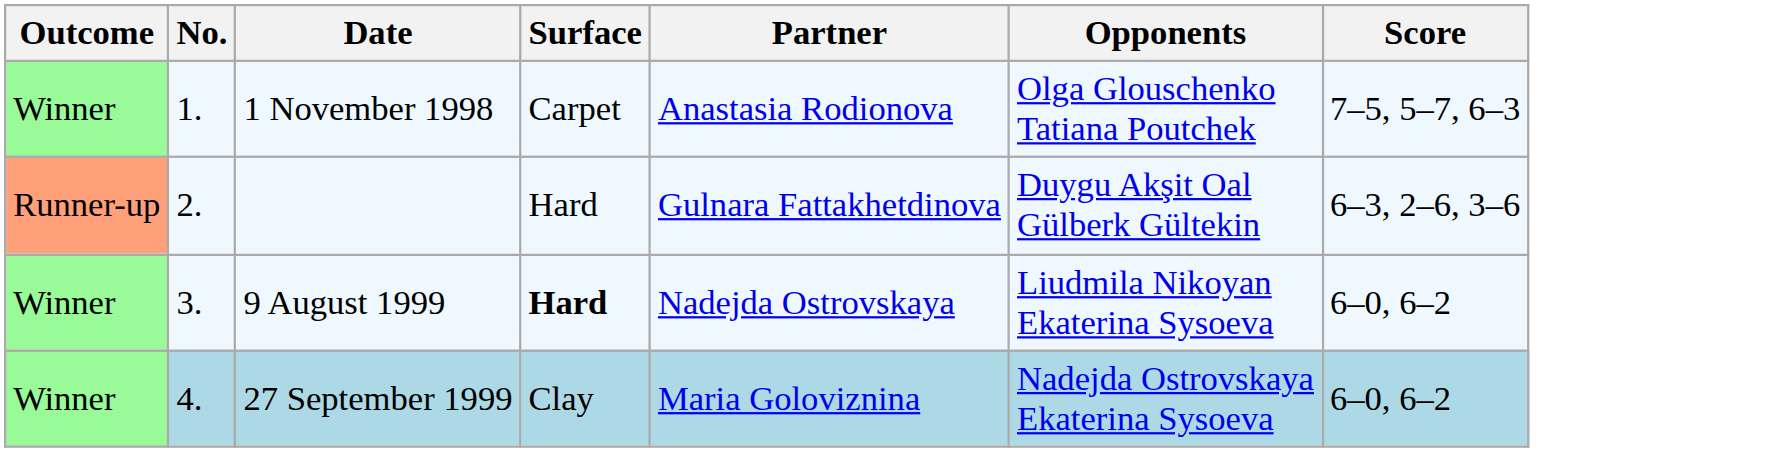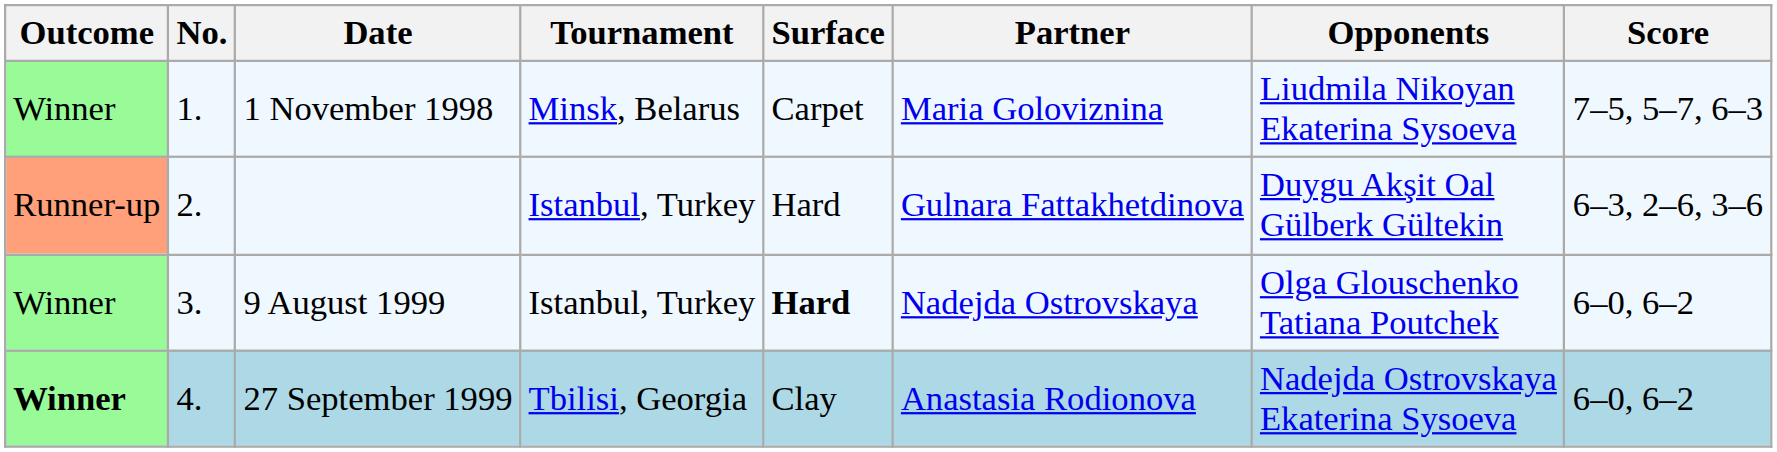+ column: (642, 32)
(805, 108) Anastasia Rodionova -> (1032, 108) Maria Goloviznina
(1146, 108) Olga Glouschenko Tatiana Poutchek -> (1388, 108) Liudmila Nikoyan Ekaterina Sysoeva
(1145, 300) Liudmila Nikoyan Ekaterina Sysoeva -> (1389, 300) Olga Glouschenko Tatiana Poutchek
(64, 397) normal -> (70, 397) bold
(789, 397) Maria Goloviznina -> (1048, 397) Anastasia Rodionova
